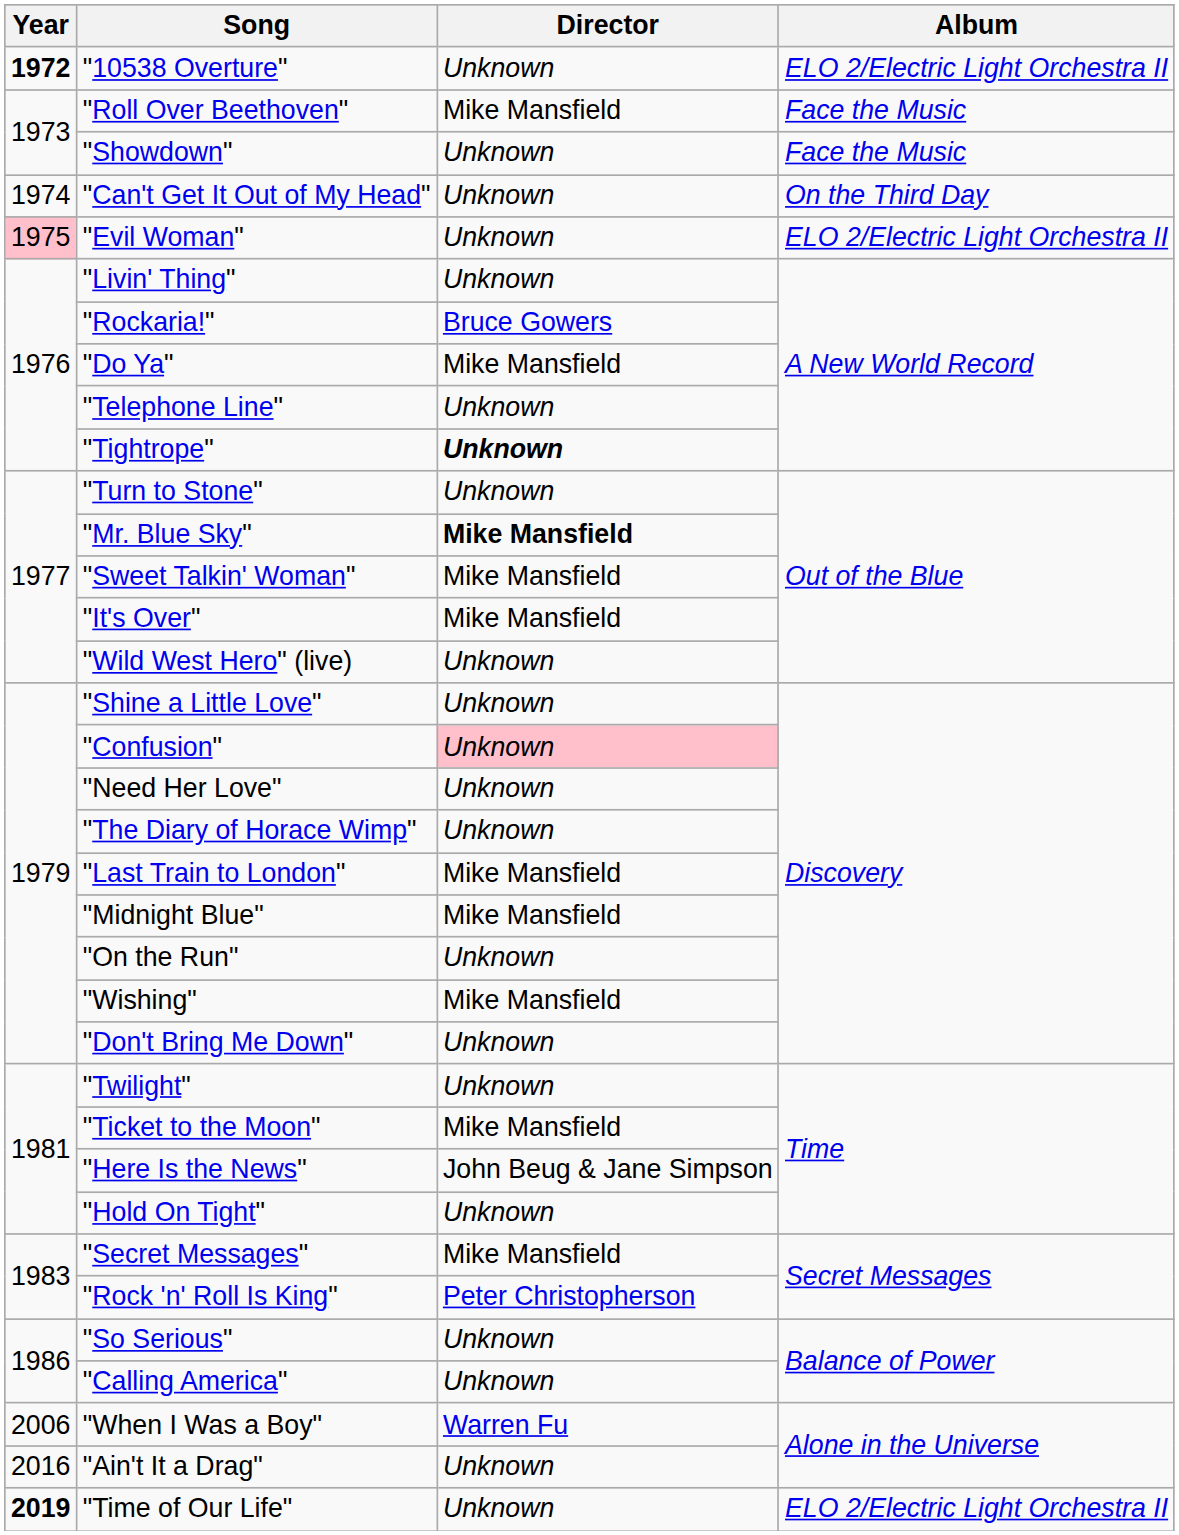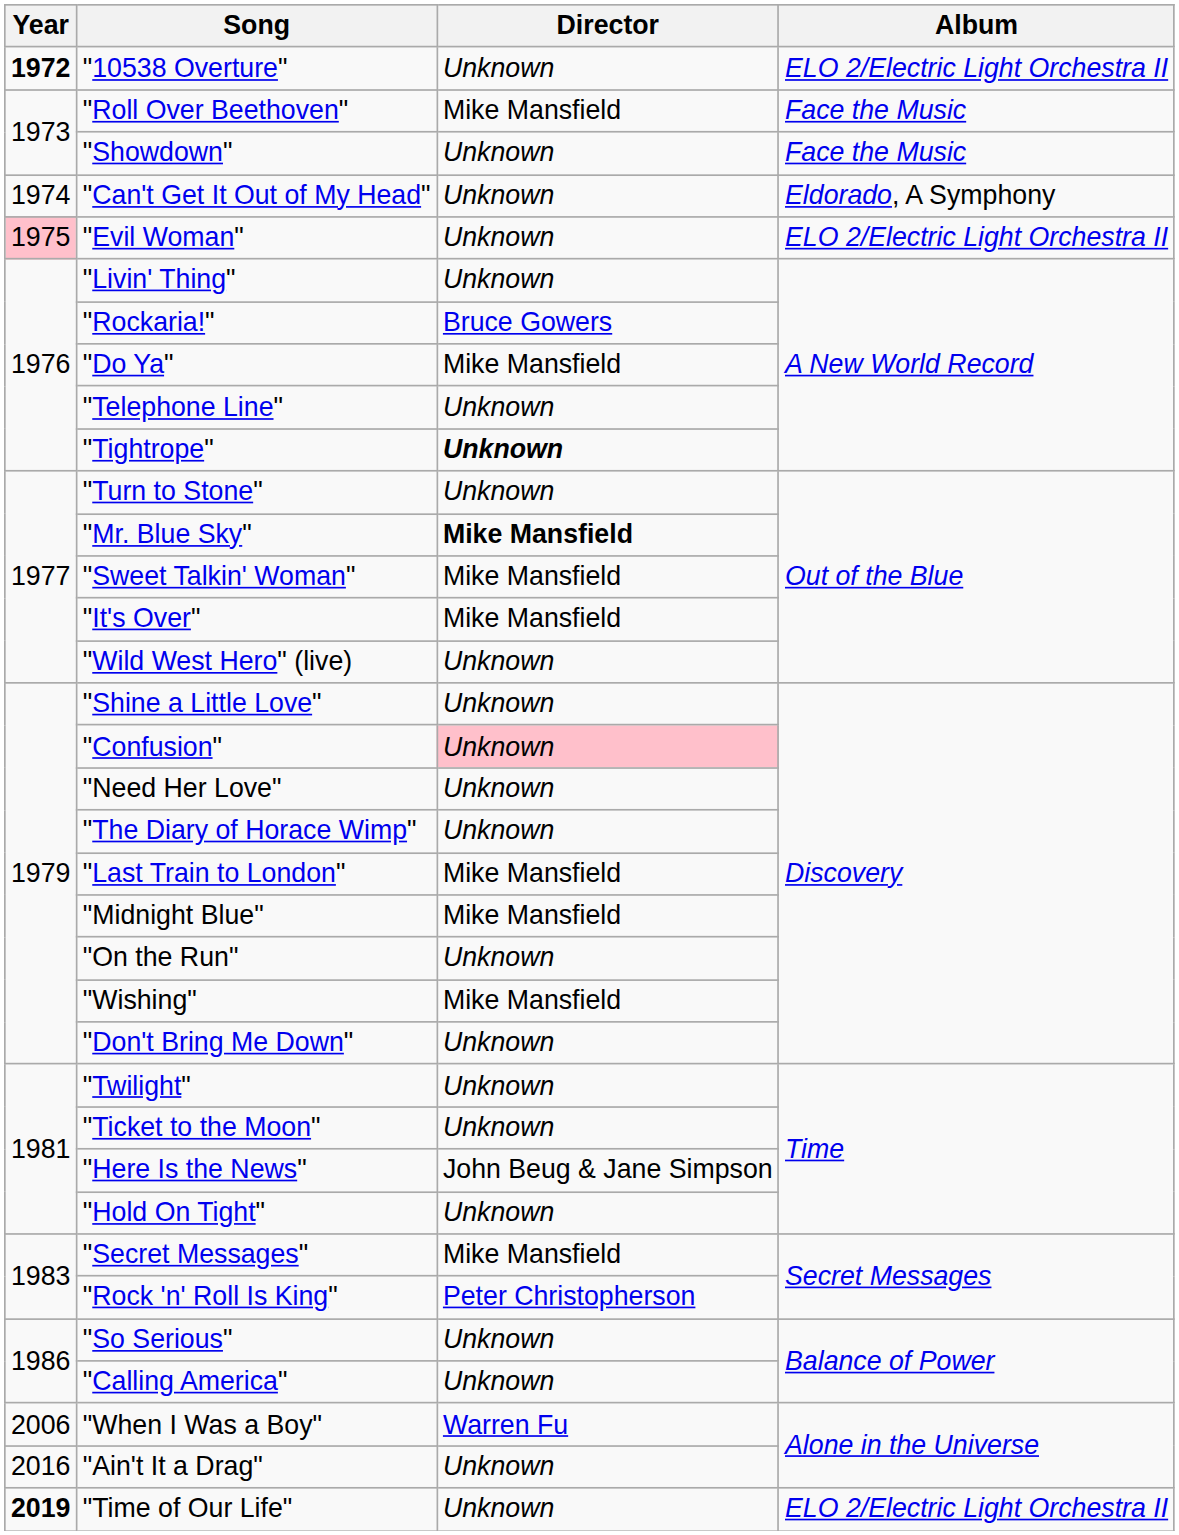(887, 195) On the Third Day -> (920, 195) Eldorado, A Symphony
(532, 1127) Mike Mansfield -> (499, 1127) Unknown
